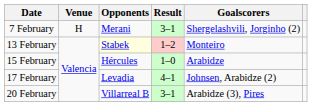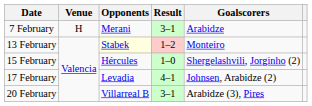(243, 28) Shergelashvili, Jorginho (2) -> (205, 28) Arabidze
(205, 61) Arabidze -> (243, 61) Shergelashvili, Jorginho (2)
